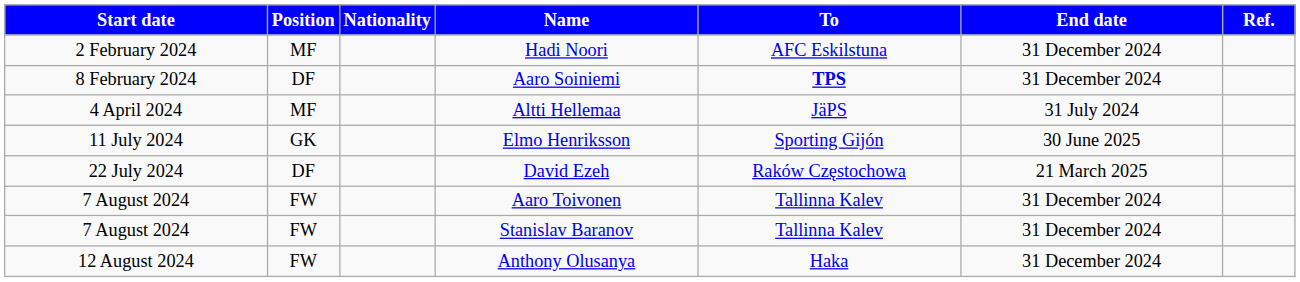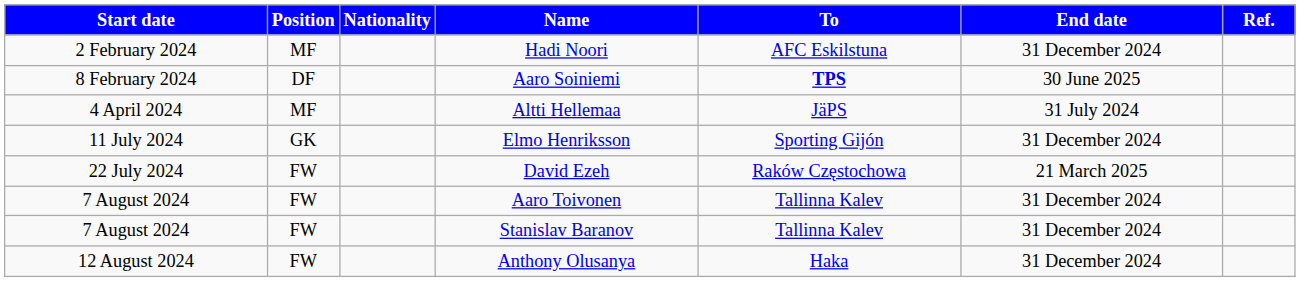(1092, 80) 31 December 2024 -> (1092, 80) 30 June 2025
(1092, 140) 30 June 2025 -> (1092, 140) 31 December 2024
(303, 170) DF -> (303, 170) FW
